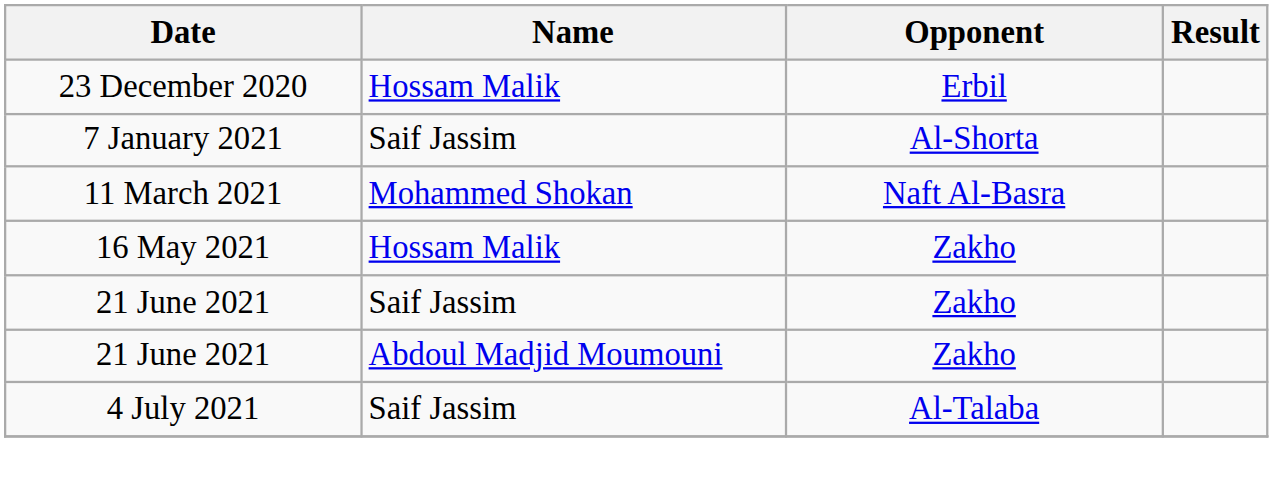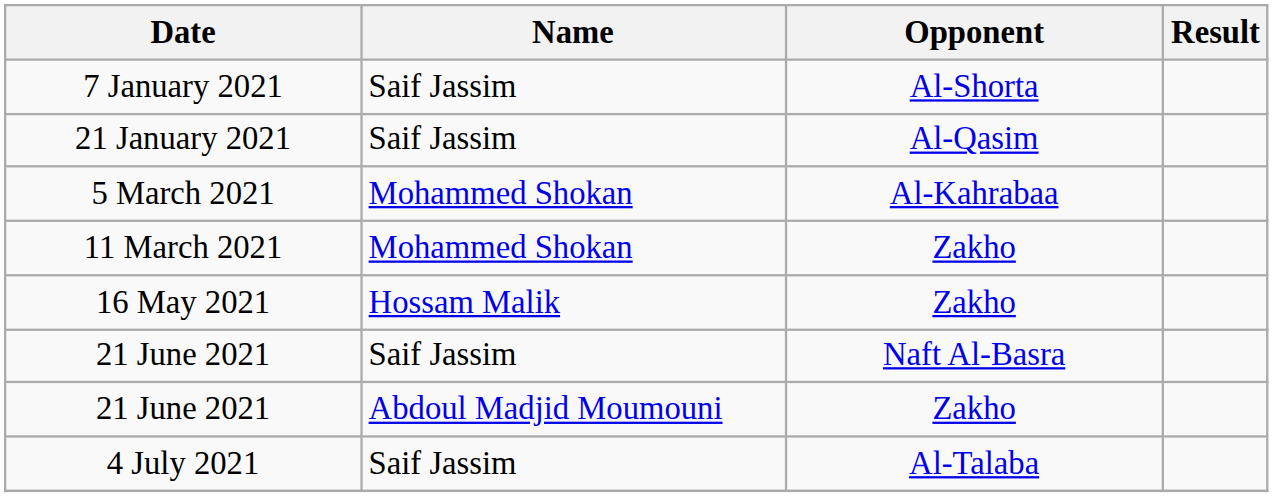- row: (183, 85)
+ row: (183, 139)
+ row: (183, 193)
(974, 193) Naft Al-Basra -> (974, 247) Zakho
(974, 301) Zakho -> (974, 355) Naft Al-Basra
